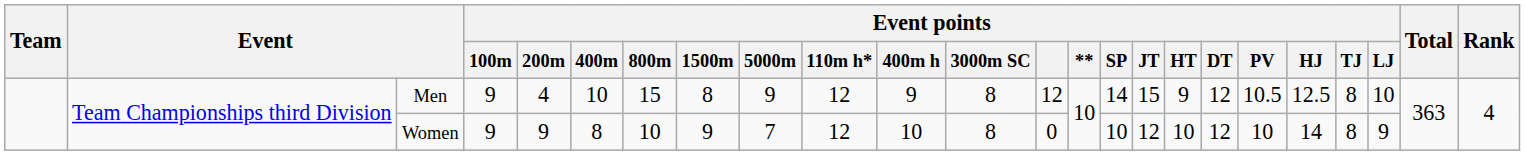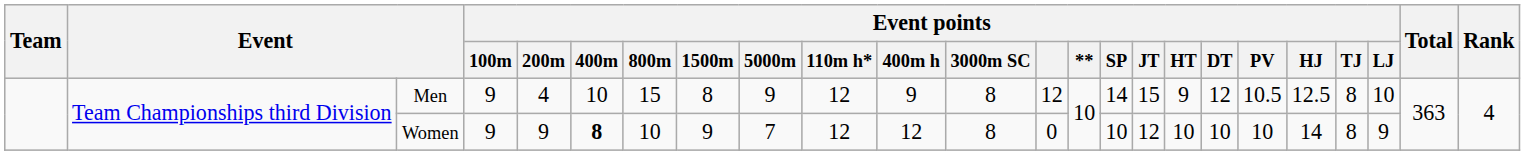(597, 132) normal -> (597, 132) bold
(911, 132) 10 -> (911, 132) 12
(1220, 132) 12 -> (1220, 132) 10
